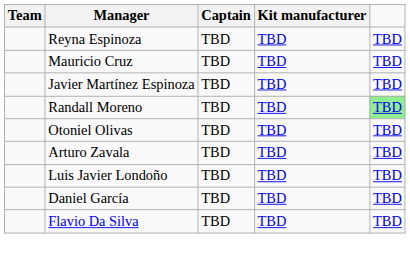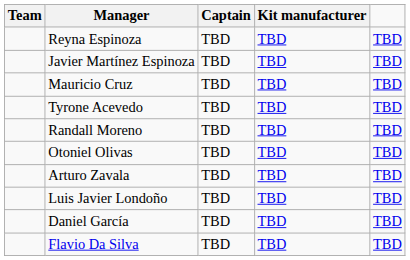rows swapped: (90, 61) <-> (121, 84)
+ row: (96, 107)
(387, 107) lightgreen background -> (387, 130) no background
